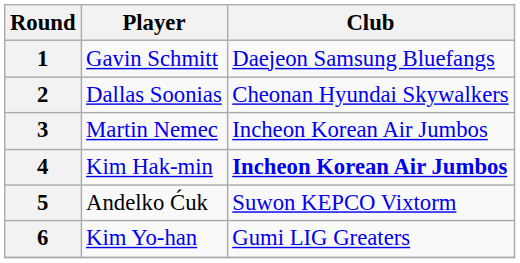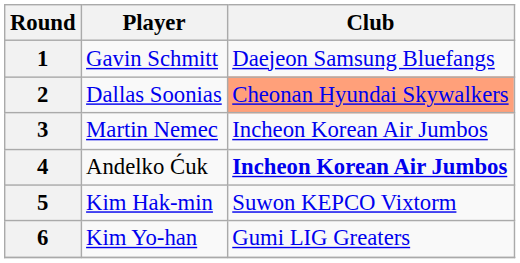(370, 94) no background -> (370, 94) lightsalmon background
(150, 166) Kim Hak-min -> (147, 166) Andelko Ćuk
(147, 202) Andelko Ćuk -> (150, 202) Kim Hak-min
